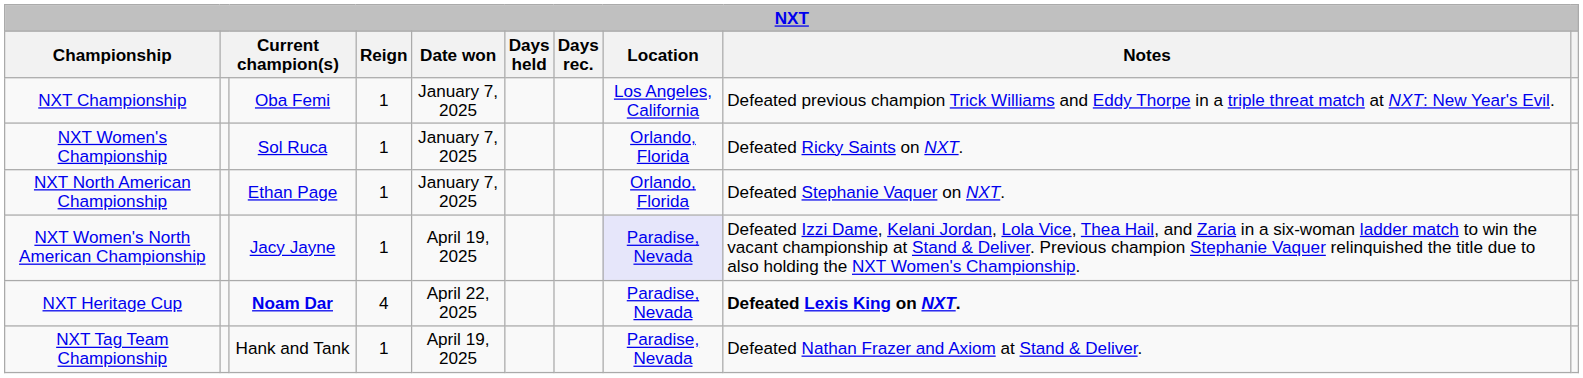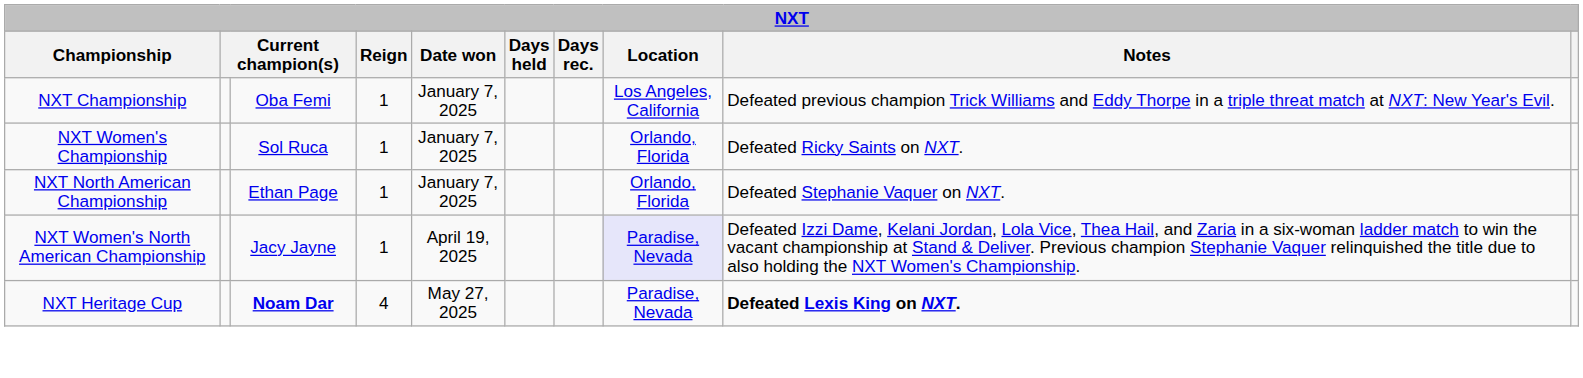(458, 303) April 22, 2025 -> (458, 303) May 27, 2025
- row: (112, 349)
